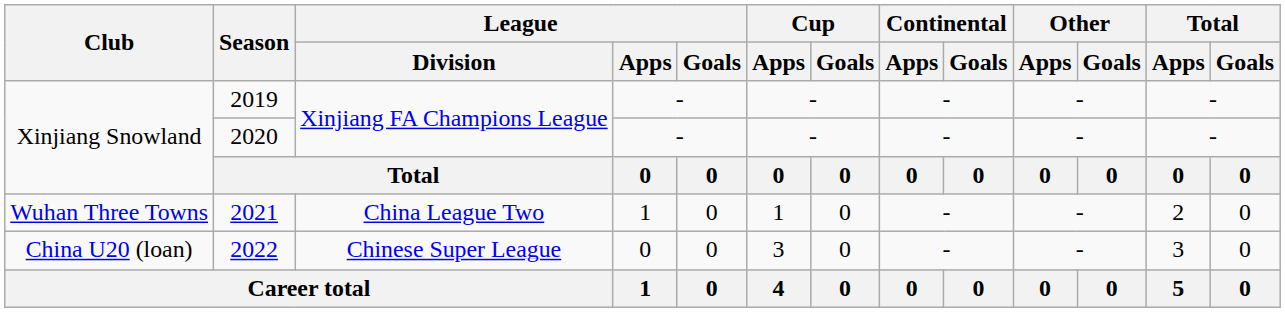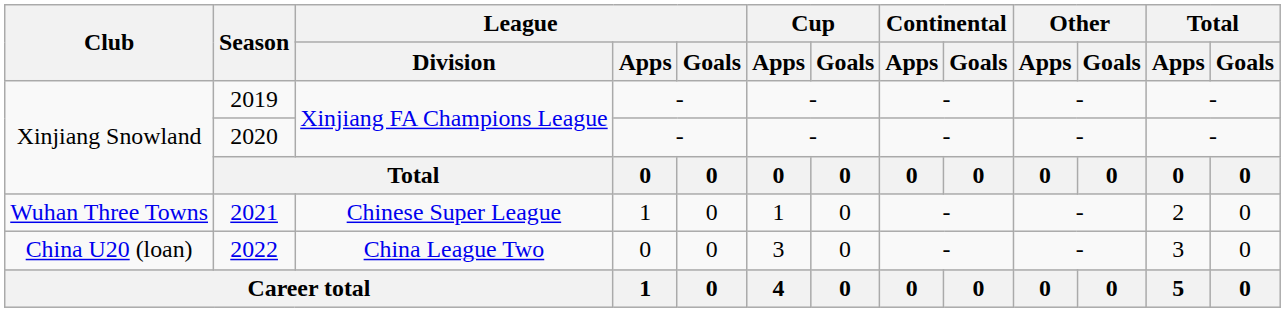(454, 212) China League Two -> (454, 212) Chinese Super League
(454, 250) Chinese Super League -> (454, 250) China League Two
